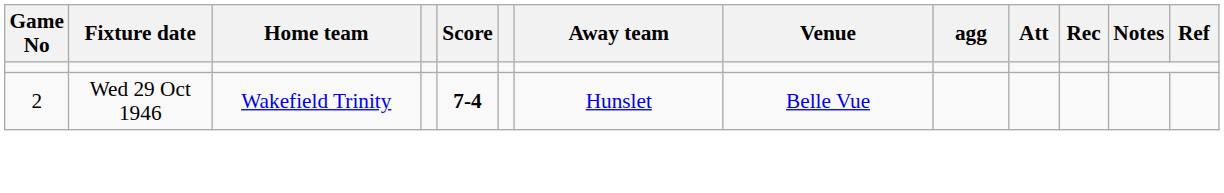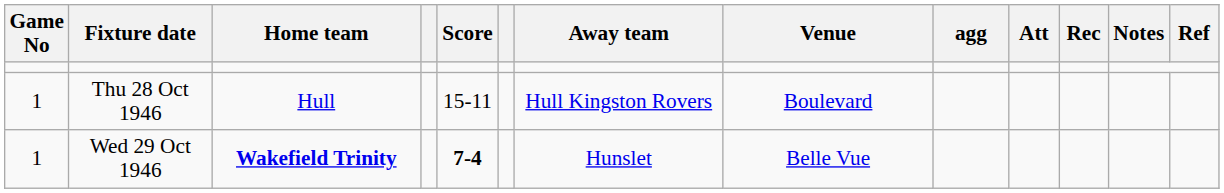+ row: (140, 100)
(37, 100) 2 -> (37, 158) 1
(316, 100) normal -> (316, 158) bold
